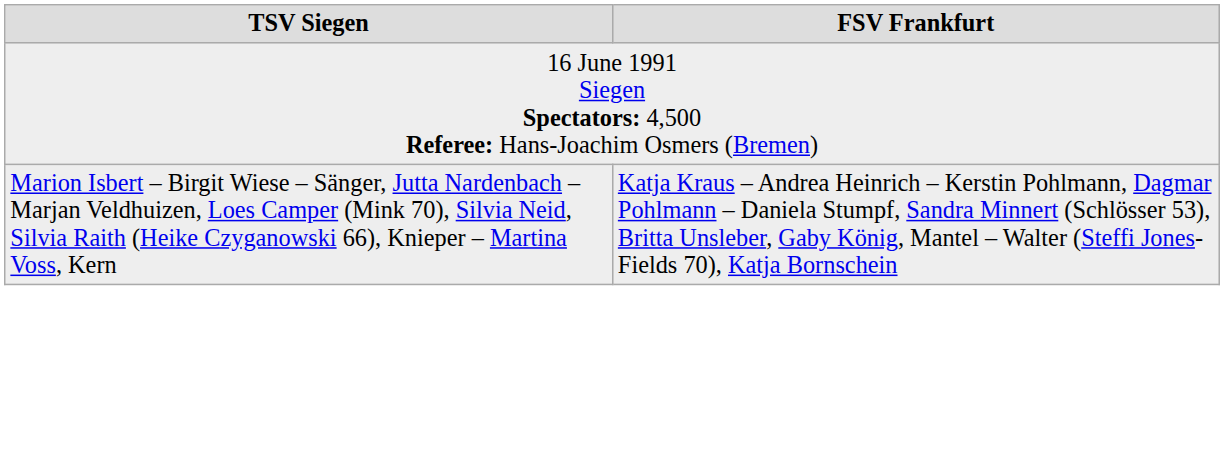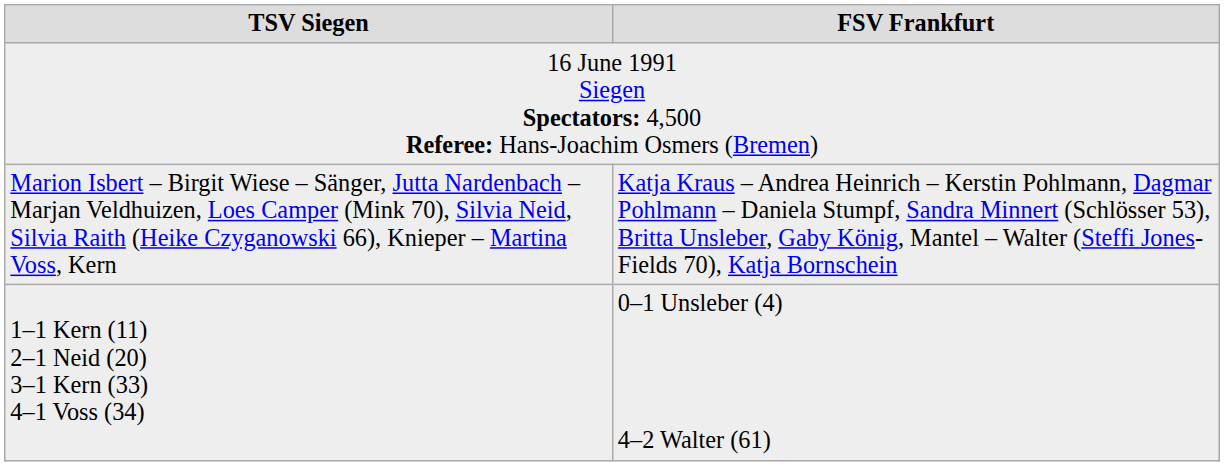+ row: (79, 372)
